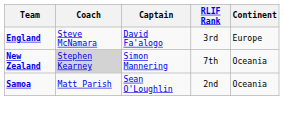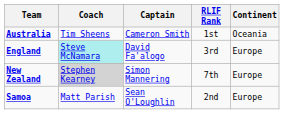+ row: (28, 34)
(77, 39) no background -> (80, 52) paleturquoise background
(250, 61) Oceania -> (247, 75) Europe
(250, 84) Oceania -> (247, 97) Europe
